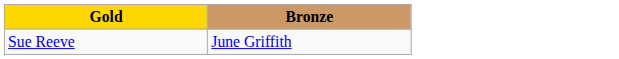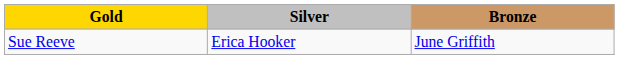+ column: (309, 16)
